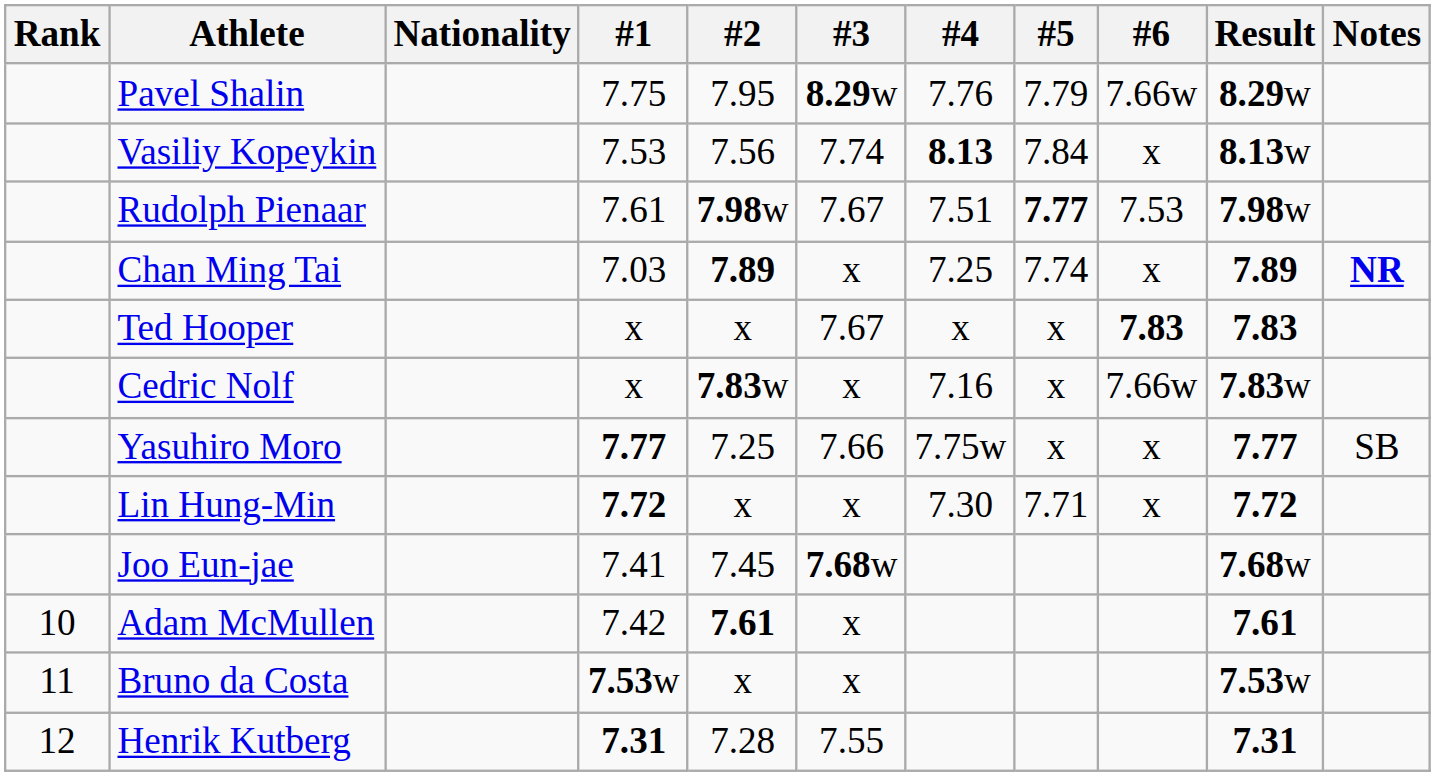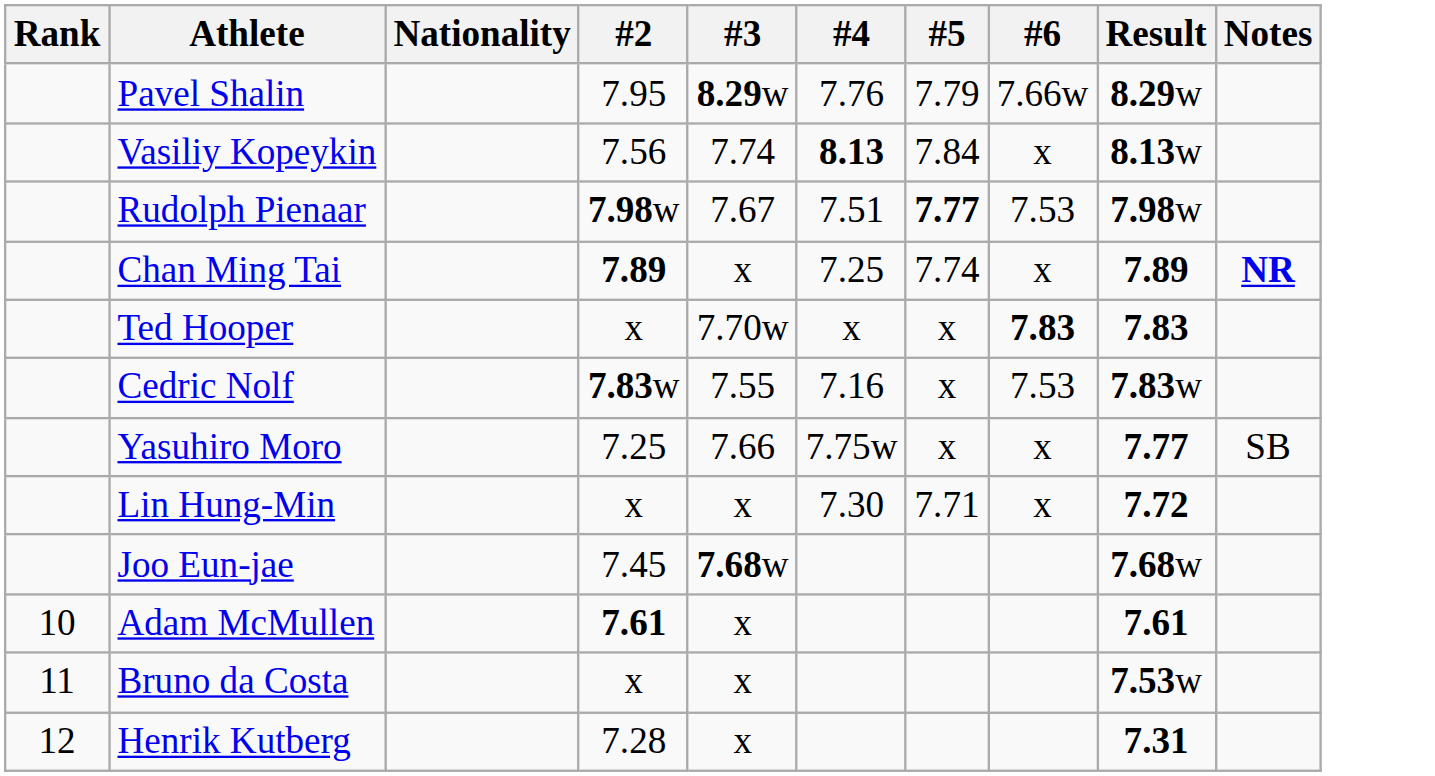- column: (634, 33)
(852, 328) 7.67 -> (743, 328) 7.70w
(852, 387) x -> (743, 387) 7.55
(1151, 387) 7.66w -> (1043, 387) 7.53
(852, 740) 7.55 -> (743, 740) x
